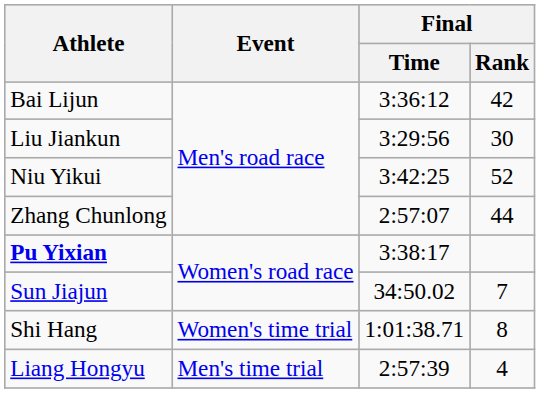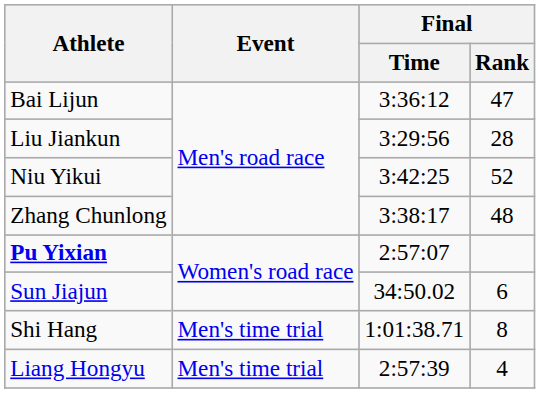(502, 100) 42 -> (502, 100) 47
(502, 138) 30 -> (502, 138) 28
(414, 215) 2:57:07 -> (414, 215) 3:38:17
(502, 215) 44 -> (502, 215) 48
(414, 253) 3:38:17 -> (414, 253) 2:57:07
(502, 291) 7 -> (502, 291) 6
(265, 329) Women's time trial -> (250, 329) Men's time trial
